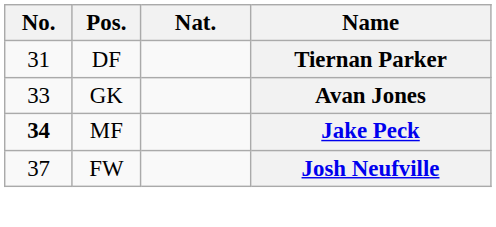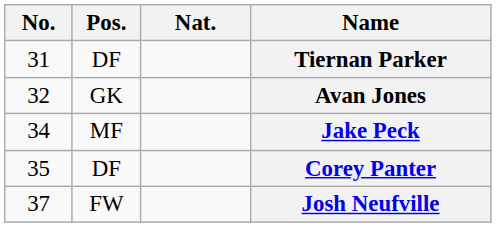(39, 95) 33 -> (39, 95) 32
(39, 131) bold -> (39, 131) normal
+ row: (371, 167)
